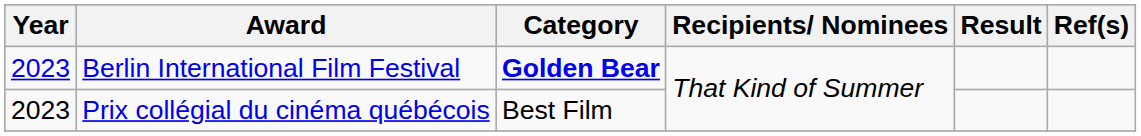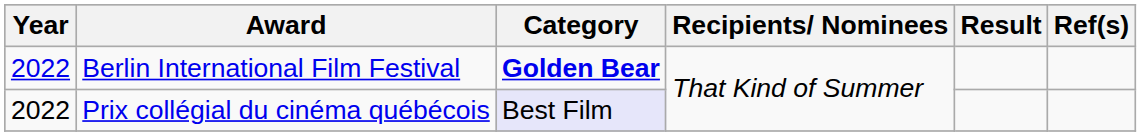(40, 67) 2023 -> (40, 67) 2022
(40, 109) 2023 -> (40, 109) 2022
(557, 109) no background -> (557, 109) lavender background
